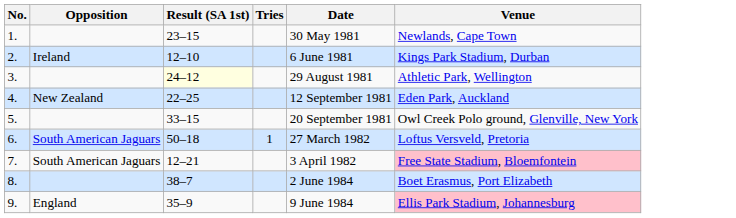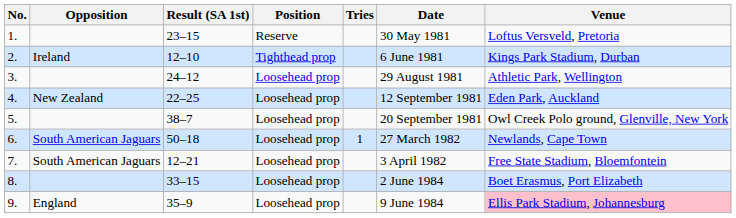+ column: (298, 14)
(457, 35) Newlands, Cape Town -> (554, 35) Loftus Versveld, Pretoria
(183, 77) lightyellow background -> (183, 77) no background
(183, 118) 33–15 -> (180, 118) 38–7
(463, 139) Loftus Versveld, Pretoria -> (547, 139) Newlands, Cape Town
(487, 160) pink background -> (577, 160) no background
(180, 181) 38–7 -> (183, 181) 33–15
